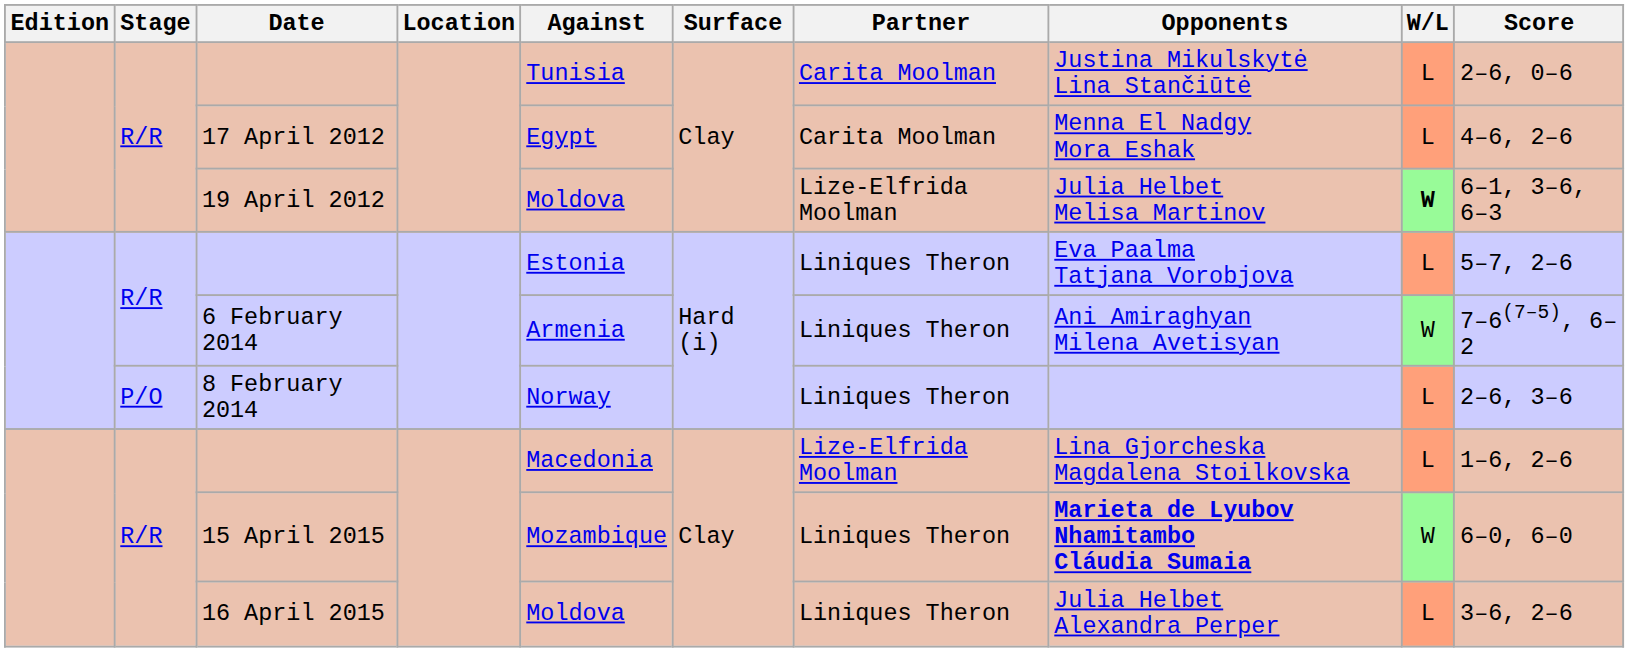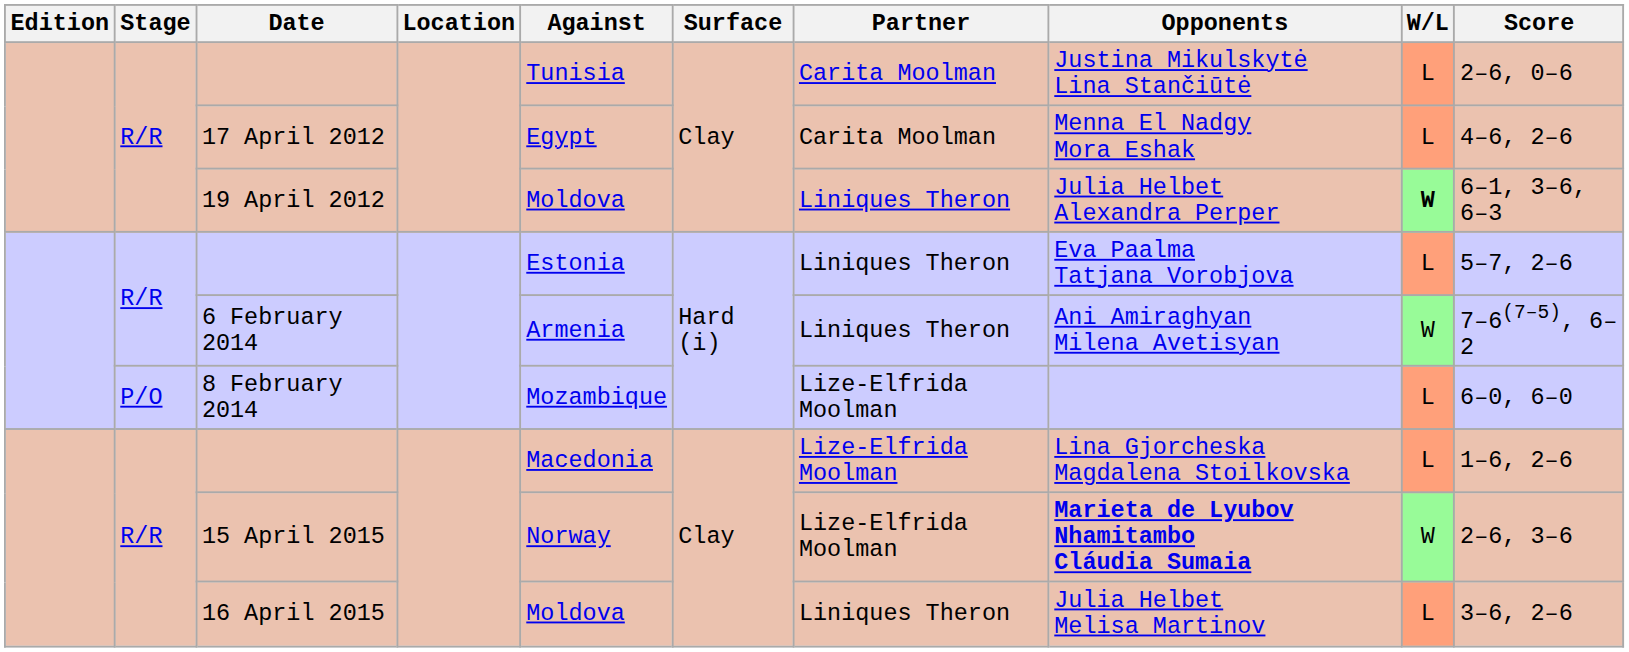(883, 200) Lize-Elfrida Moolman -> (905, 200) Liniques Theron
(1160, 200) Julia Helbet Melisa Martinov -> (1167, 200) Julia Helbet Alexandra Perper
(569, 398) Norway -> (597, 398) Mozambique
(905, 398) Liniques Theron -> (883, 398) Lize-Elfrida Moolman
(1516, 398) 2–6, 3–6 -> (1516, 398) 6–0, 6–0
(597, 537) Mozambique -> (569, 537) Norway
(905, 537) Liniques Theron -> (883, 537) Lize-Elfrida Moolman
(1516, 537) 6–0, 6–0 -> (1516, 537) 2–6, 3–6
(1167, 614) Julia Helbet Alexandra Perper -> (1160, 614) Julia Helbet Melisa Martinov
